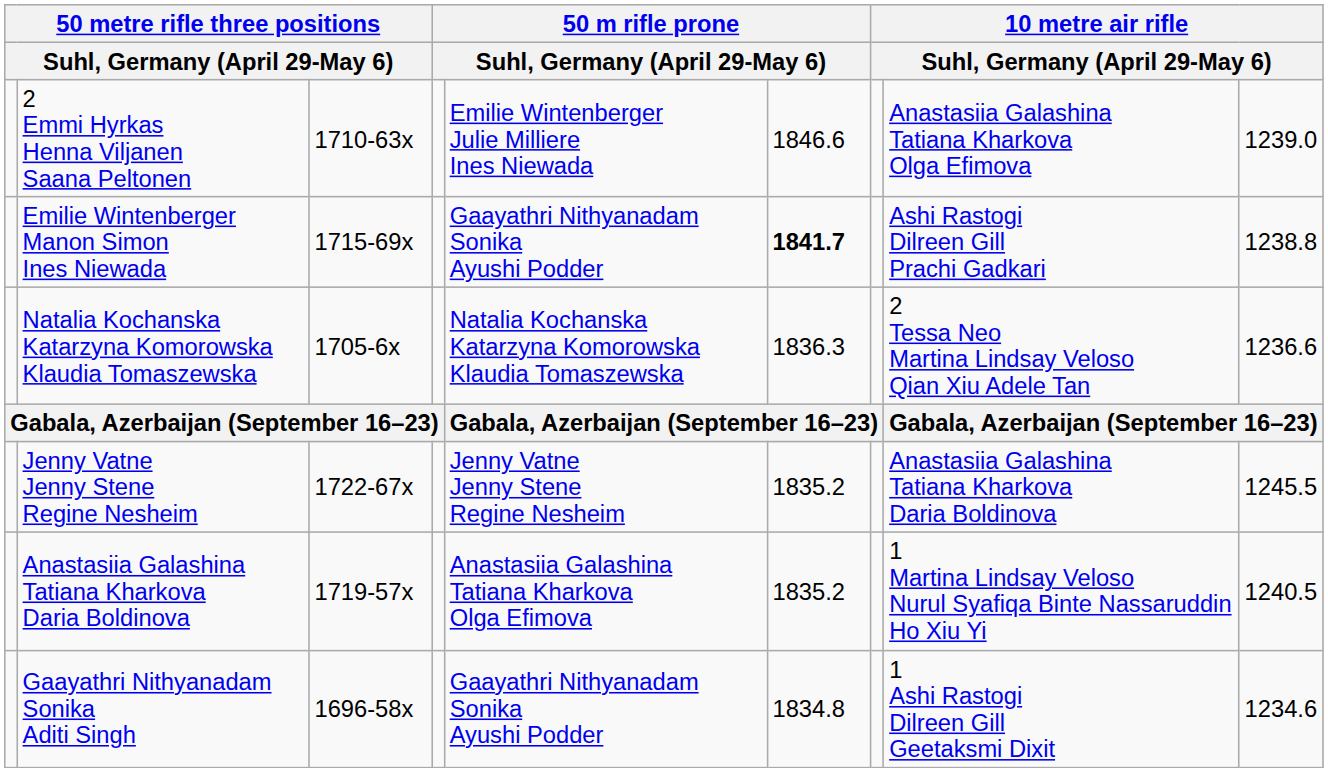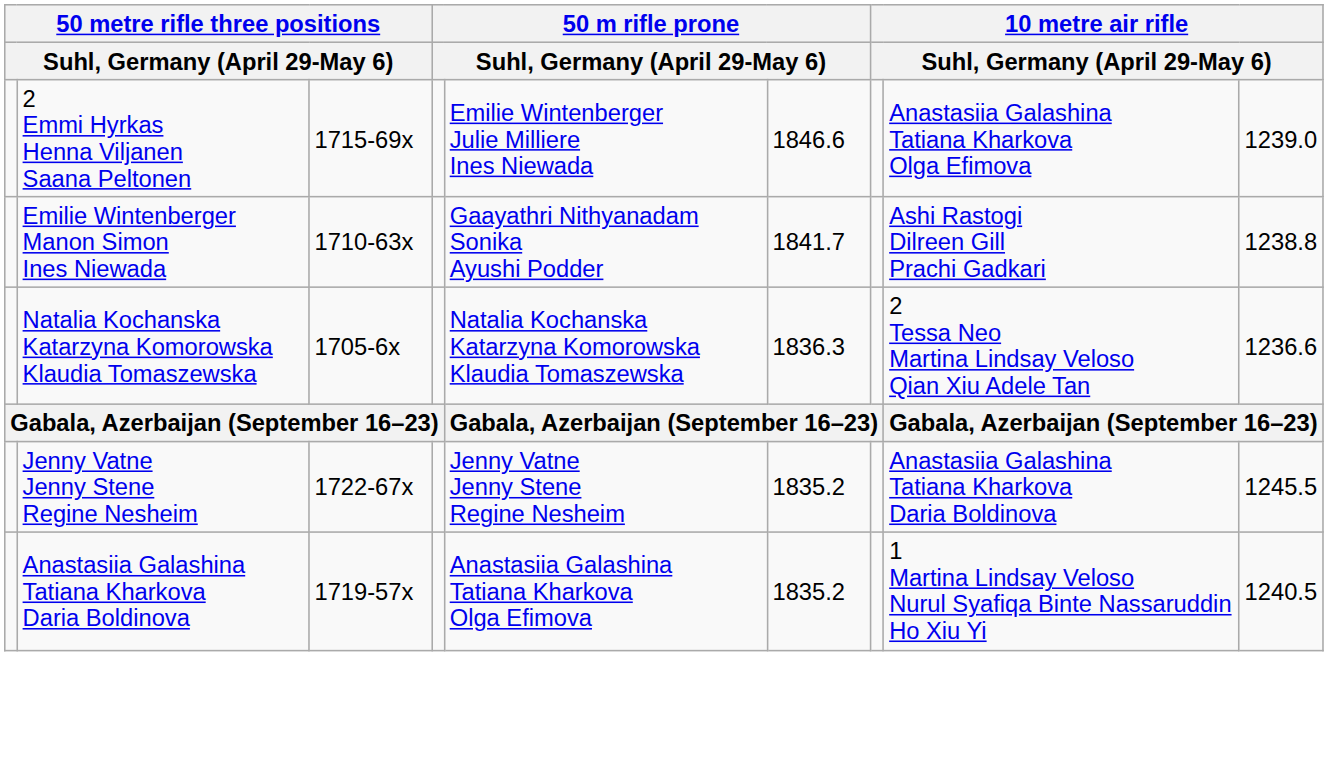(364, 139) 1710-63x -> (364, 139) 1715-69x
(364, 242) 1715-69x -> (364, 242) 1710-63x
(809, 242) bold -> (809, 242) normal
- row: (147, 709)
